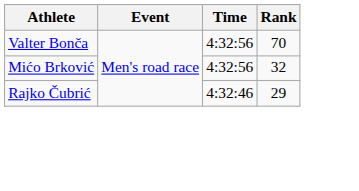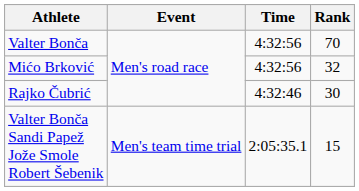(279, 93) 29 -> (332, 93) 30
+ row: (56, 146)
